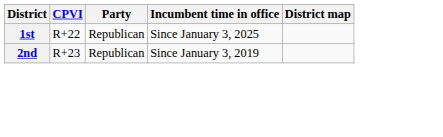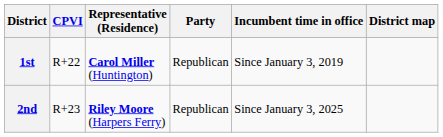+ column: (128, 21)
(205, 33) Since January 3, 2025 -> (289, 61) Since January 3, 2019
(205, 53) Since January 3, 2019 -> (289, 108) Since January 3, 2025
